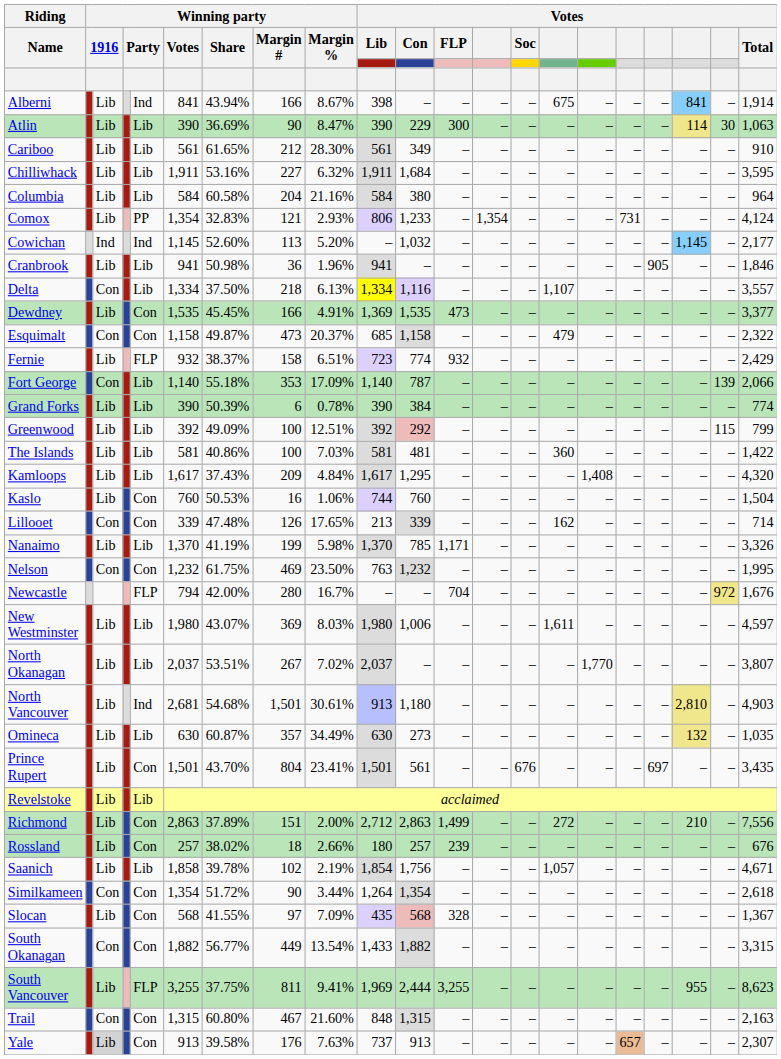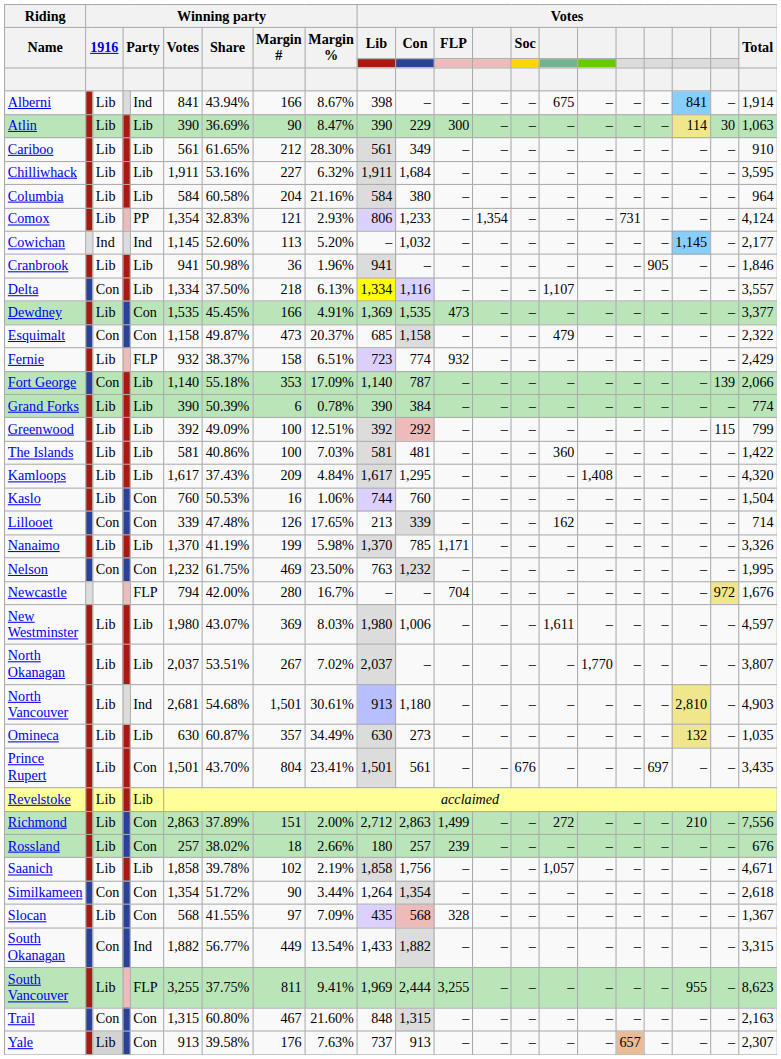(376, 869) 1,854 -> (376, 869) 1,858
(145, 947) Con -> (143, 947) Ind
